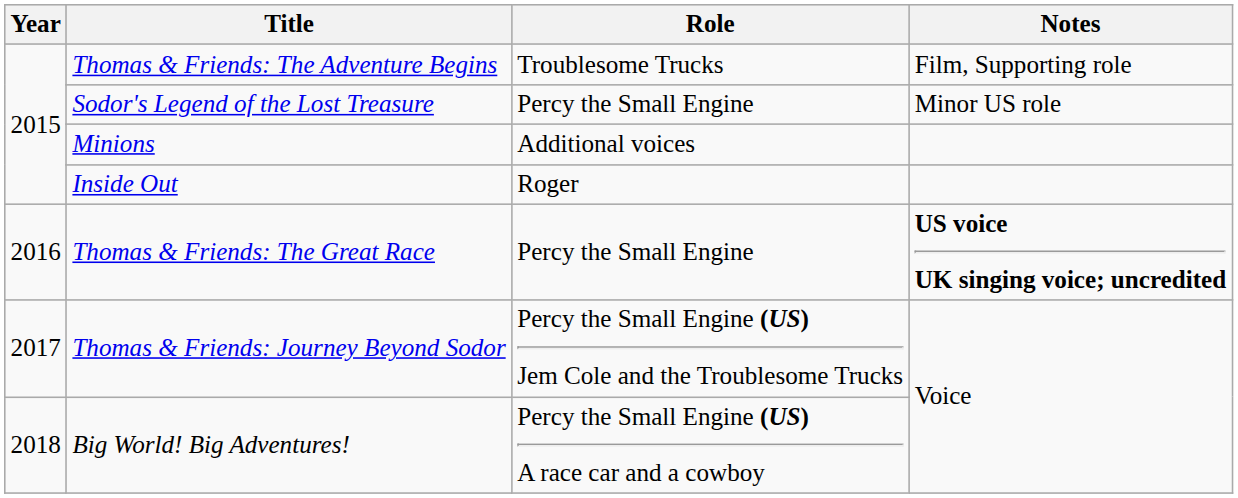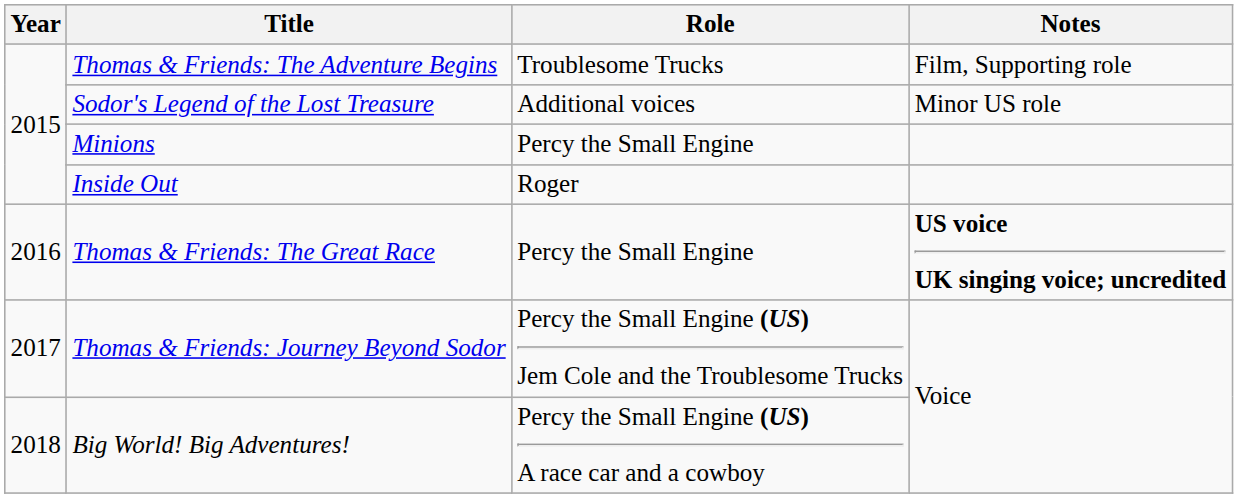(635, 104) Percy the Small Engine -> (606, 104) Additional voices
(606, 143) Additional voices -> (635, 143) Percy the Small Engine
